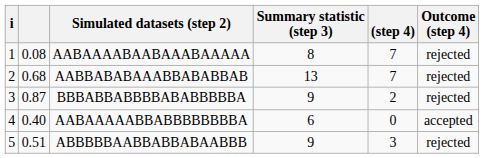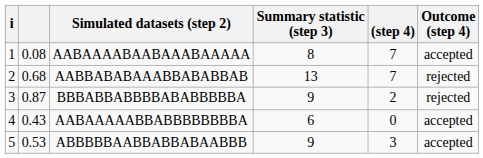(448, 54) rejected -> (448, 54) accepted
(34, 120) 0.40 -> (34, 120) 0.43
(34, 142) 0.51 -> (34, 142) 0.53
(448, 142) rejected -> (448, 142) accepted
